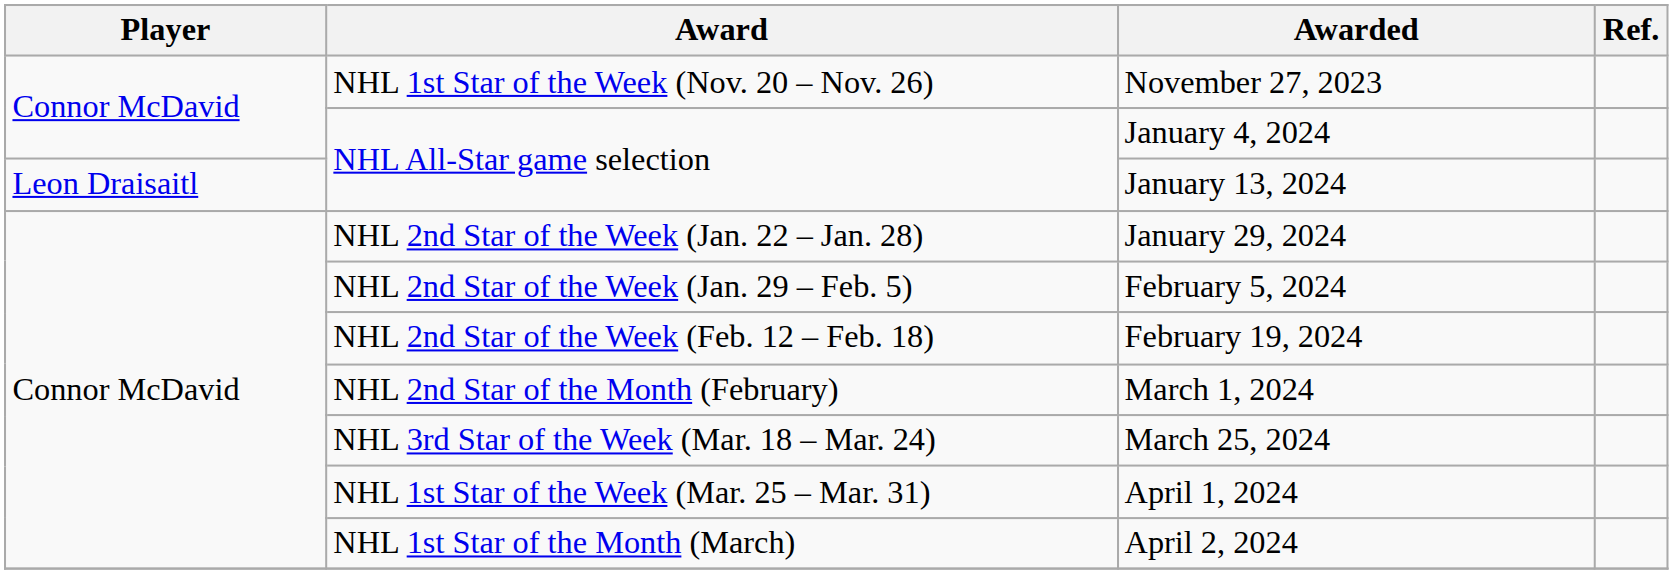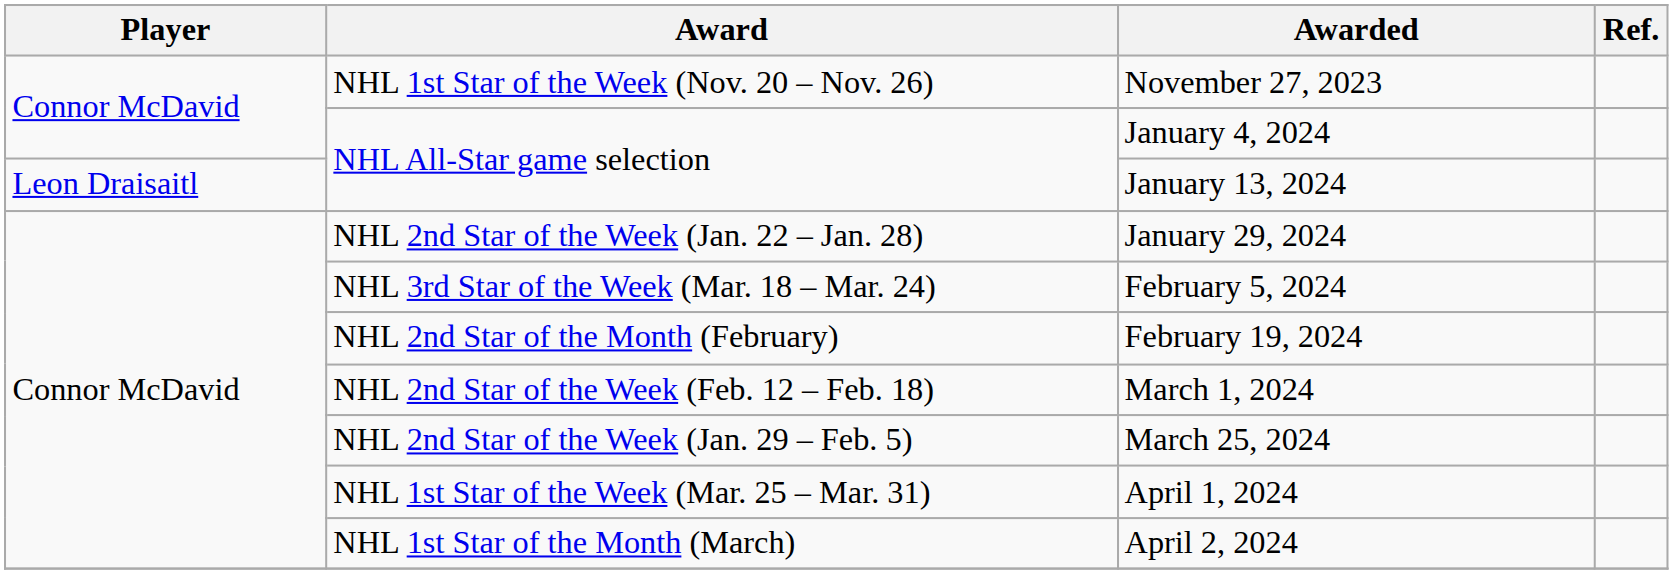(623, 286) NHL 2nd Star of the Week (Jan. 29 – Feb. 5) -> (635, 286) NHL 3rd Star of the Week (Mar. 18 – Mar. 24)
(634, 337) NHL 2nd Star of the Week (Feb. 12 – Feb. 18) -> (586, 337) NHL 2nd Star of the Month (February)
(586, 388) NHL 2nd Star of the Month (February) -> (634, 388) NHL 2nd Star of the Week (Feb. 12 – Feb. 18)
(635, 440) NHL 3rd Star of the Week (Mar. 18 – Mar. 24) -> (623, 440) NHL 2nd Star of the Week (Jan. 29 – Feb. 5)
